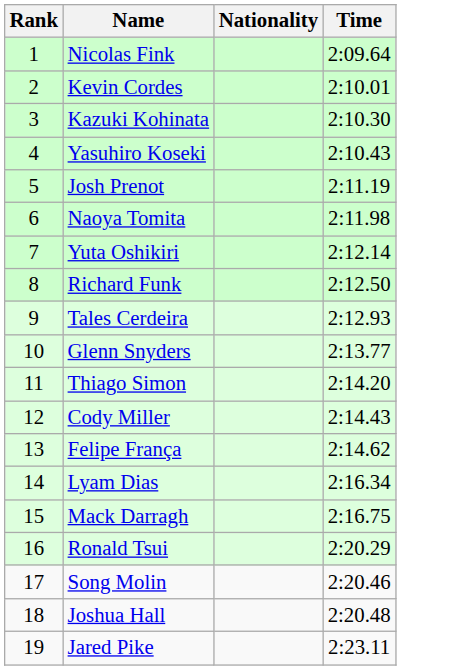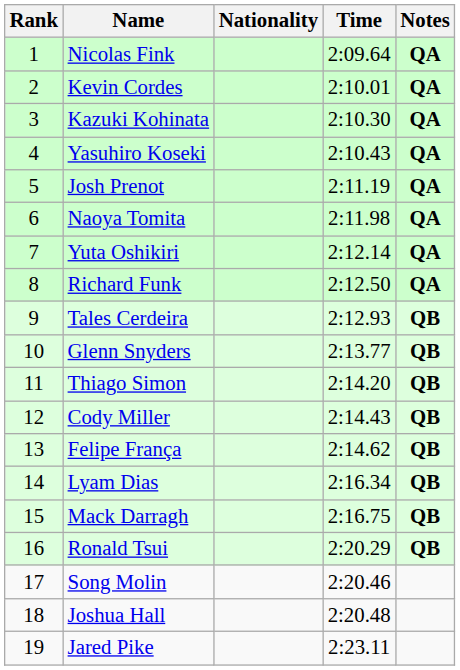+ column: (425, 20)
